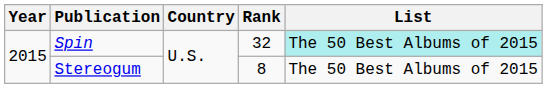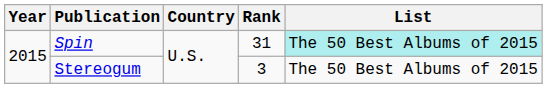(262, 44) 32 -> (262, 44) 31
(262, 70) 8 -> (262, 70) 3
